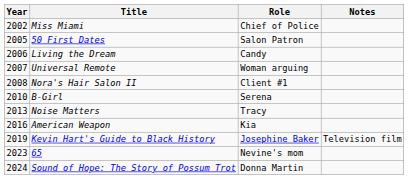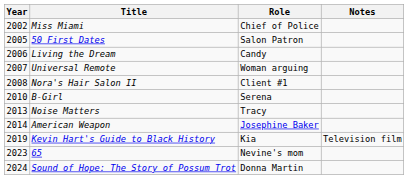(17, 125) 2016 -> (17, 125) 2014
(248, 125) Kia -> (280, 125) Josephine Baker
(280, 139) Josephine Baker -> (248, 139) Kia
